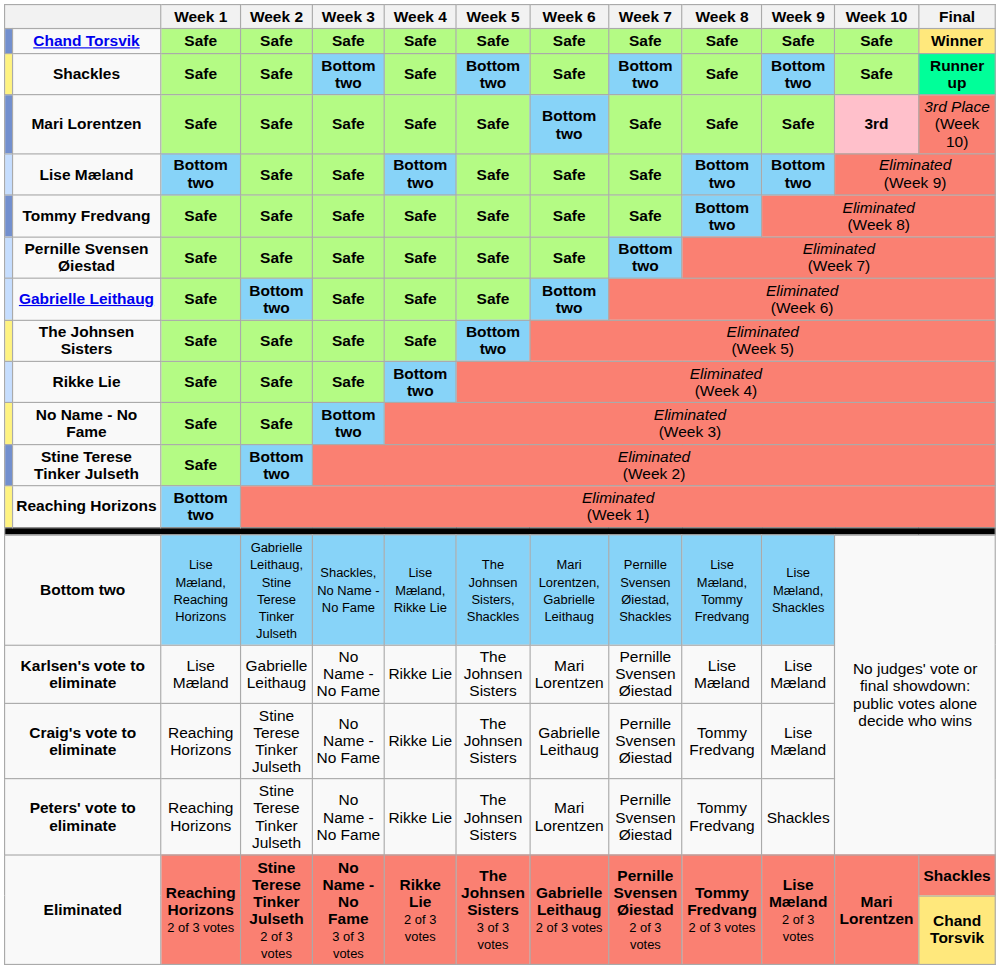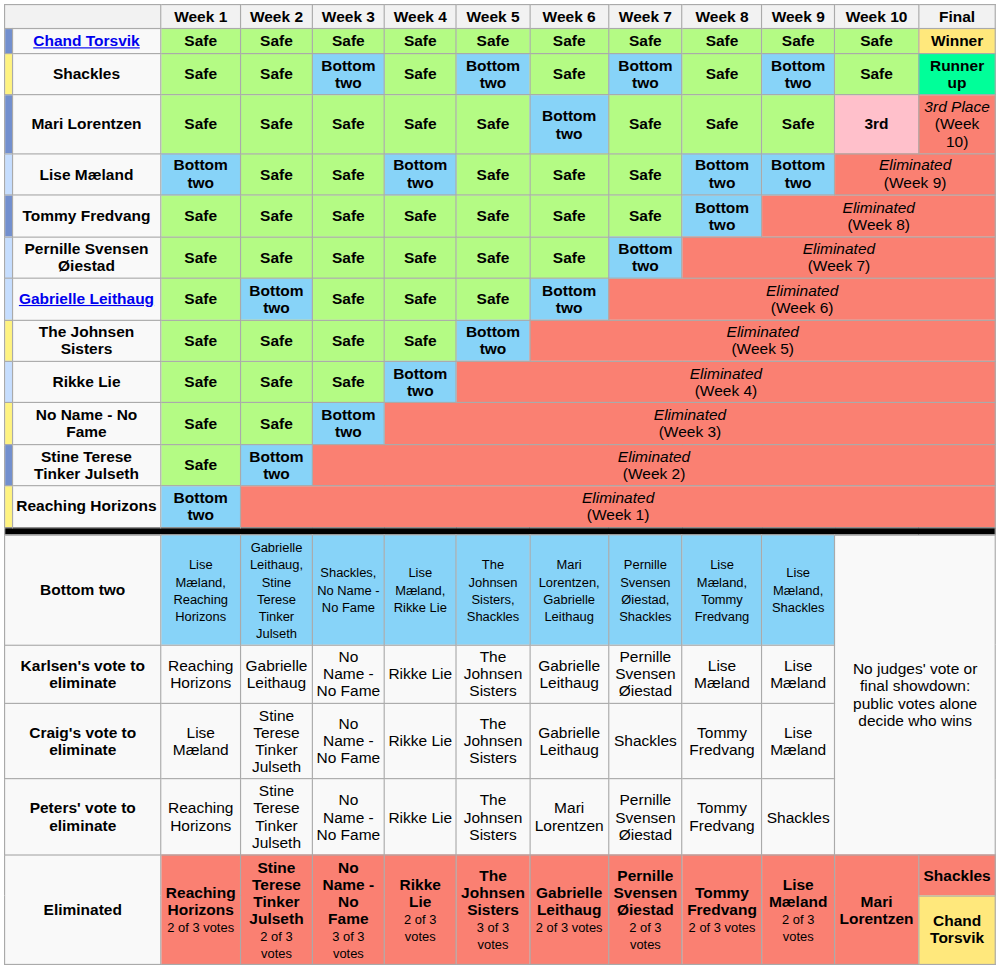(201, 674) Lise Mæland -> (201, 674) Reaching Horizons
(569, 674) Mari Lorentzen -> (569, 674) Gabrielle Leithaug
(201, 741) Reaching Horizons -> (201, 741) Lise Mæland
(645, 741) Pernille Svensen Øiestad -> (645, 741) Shackles
